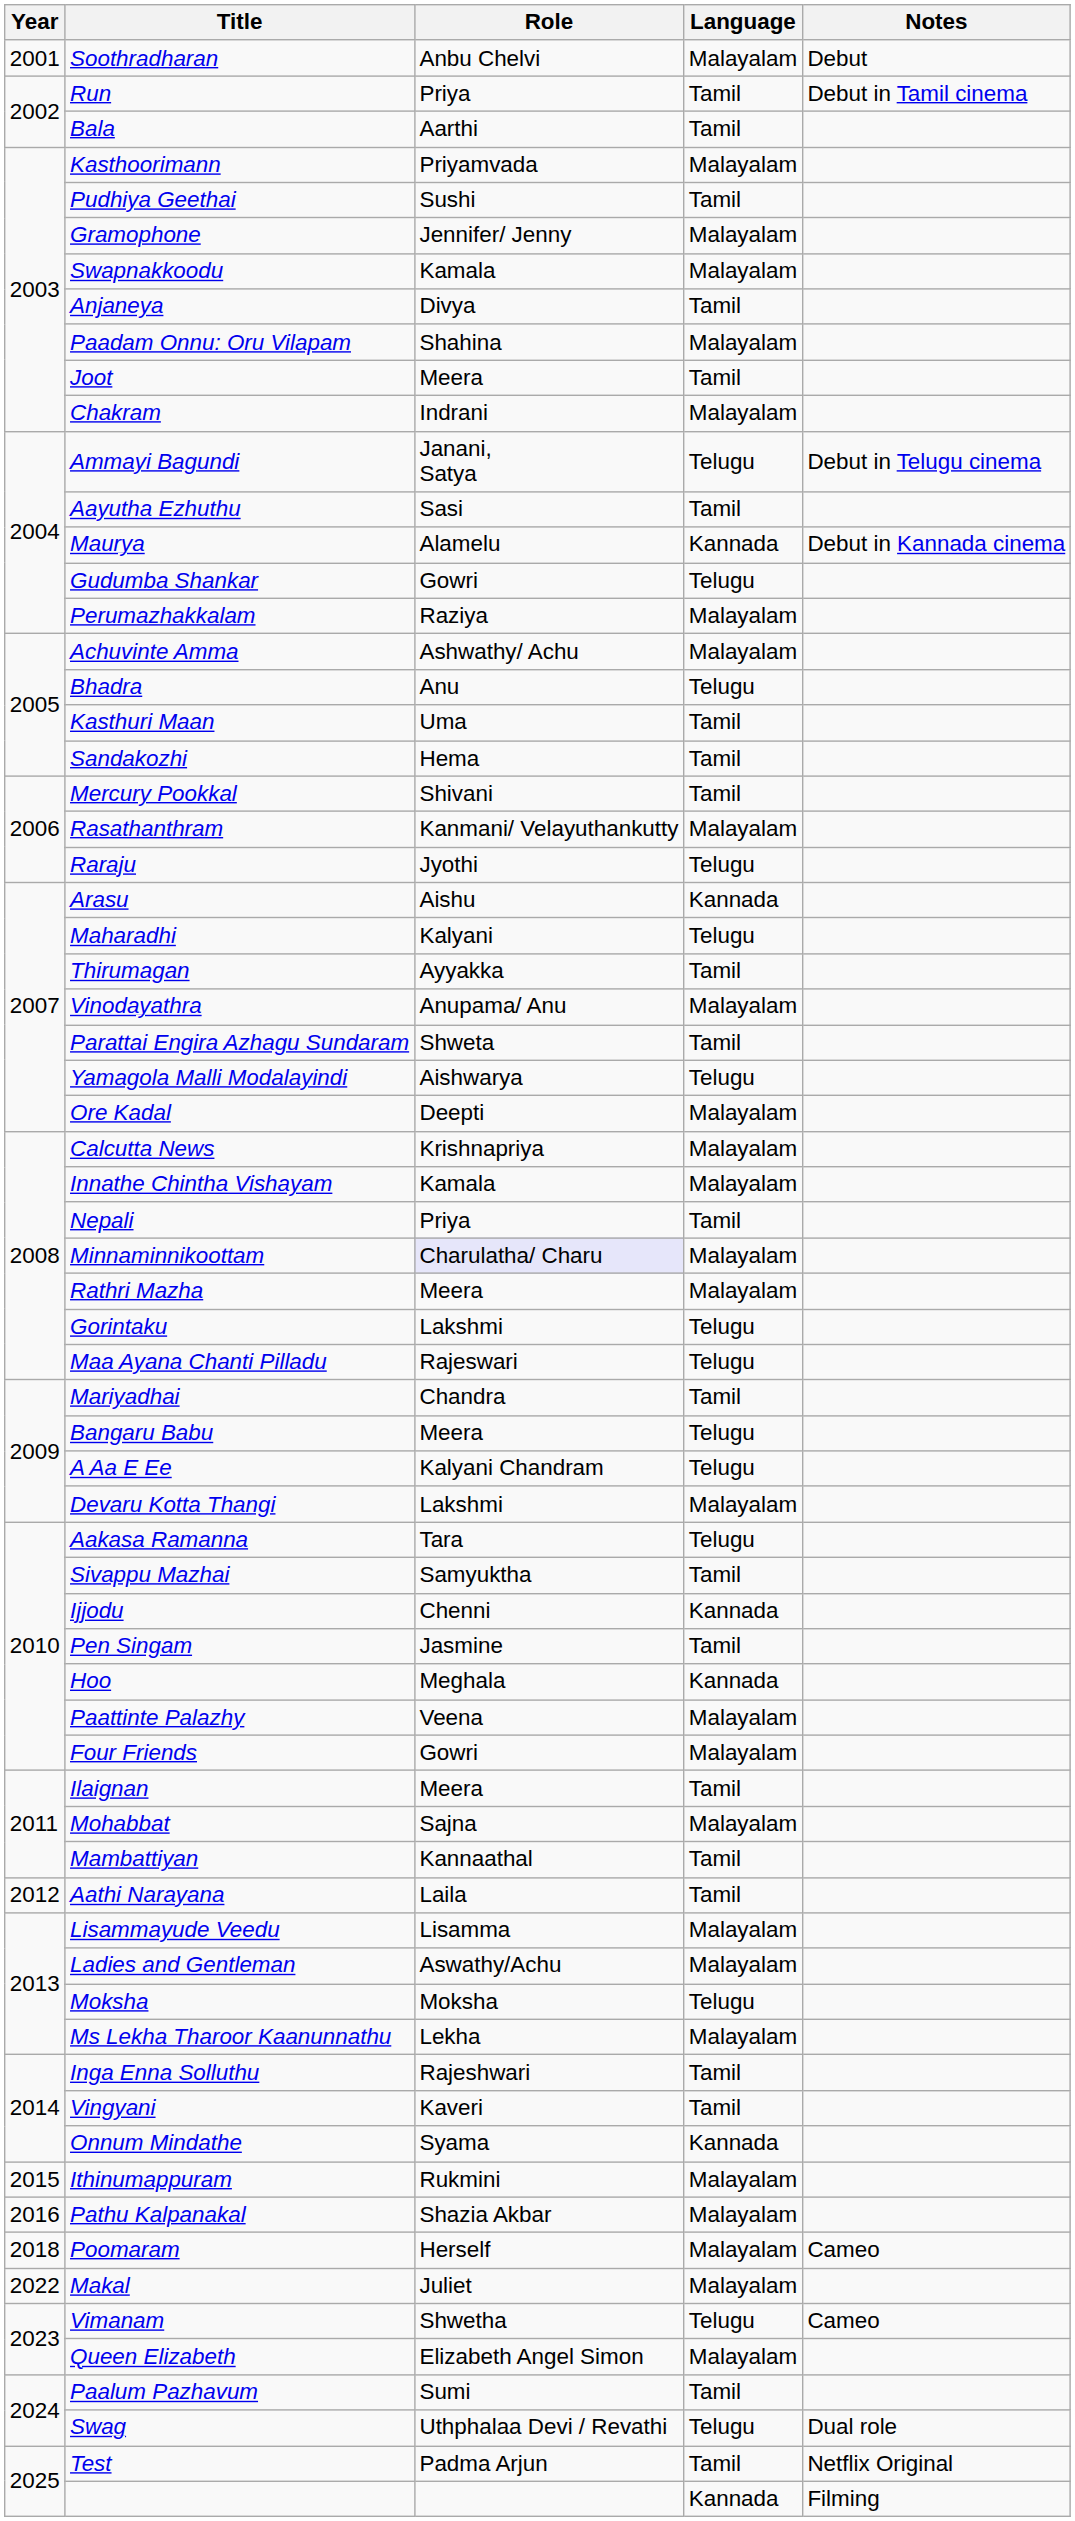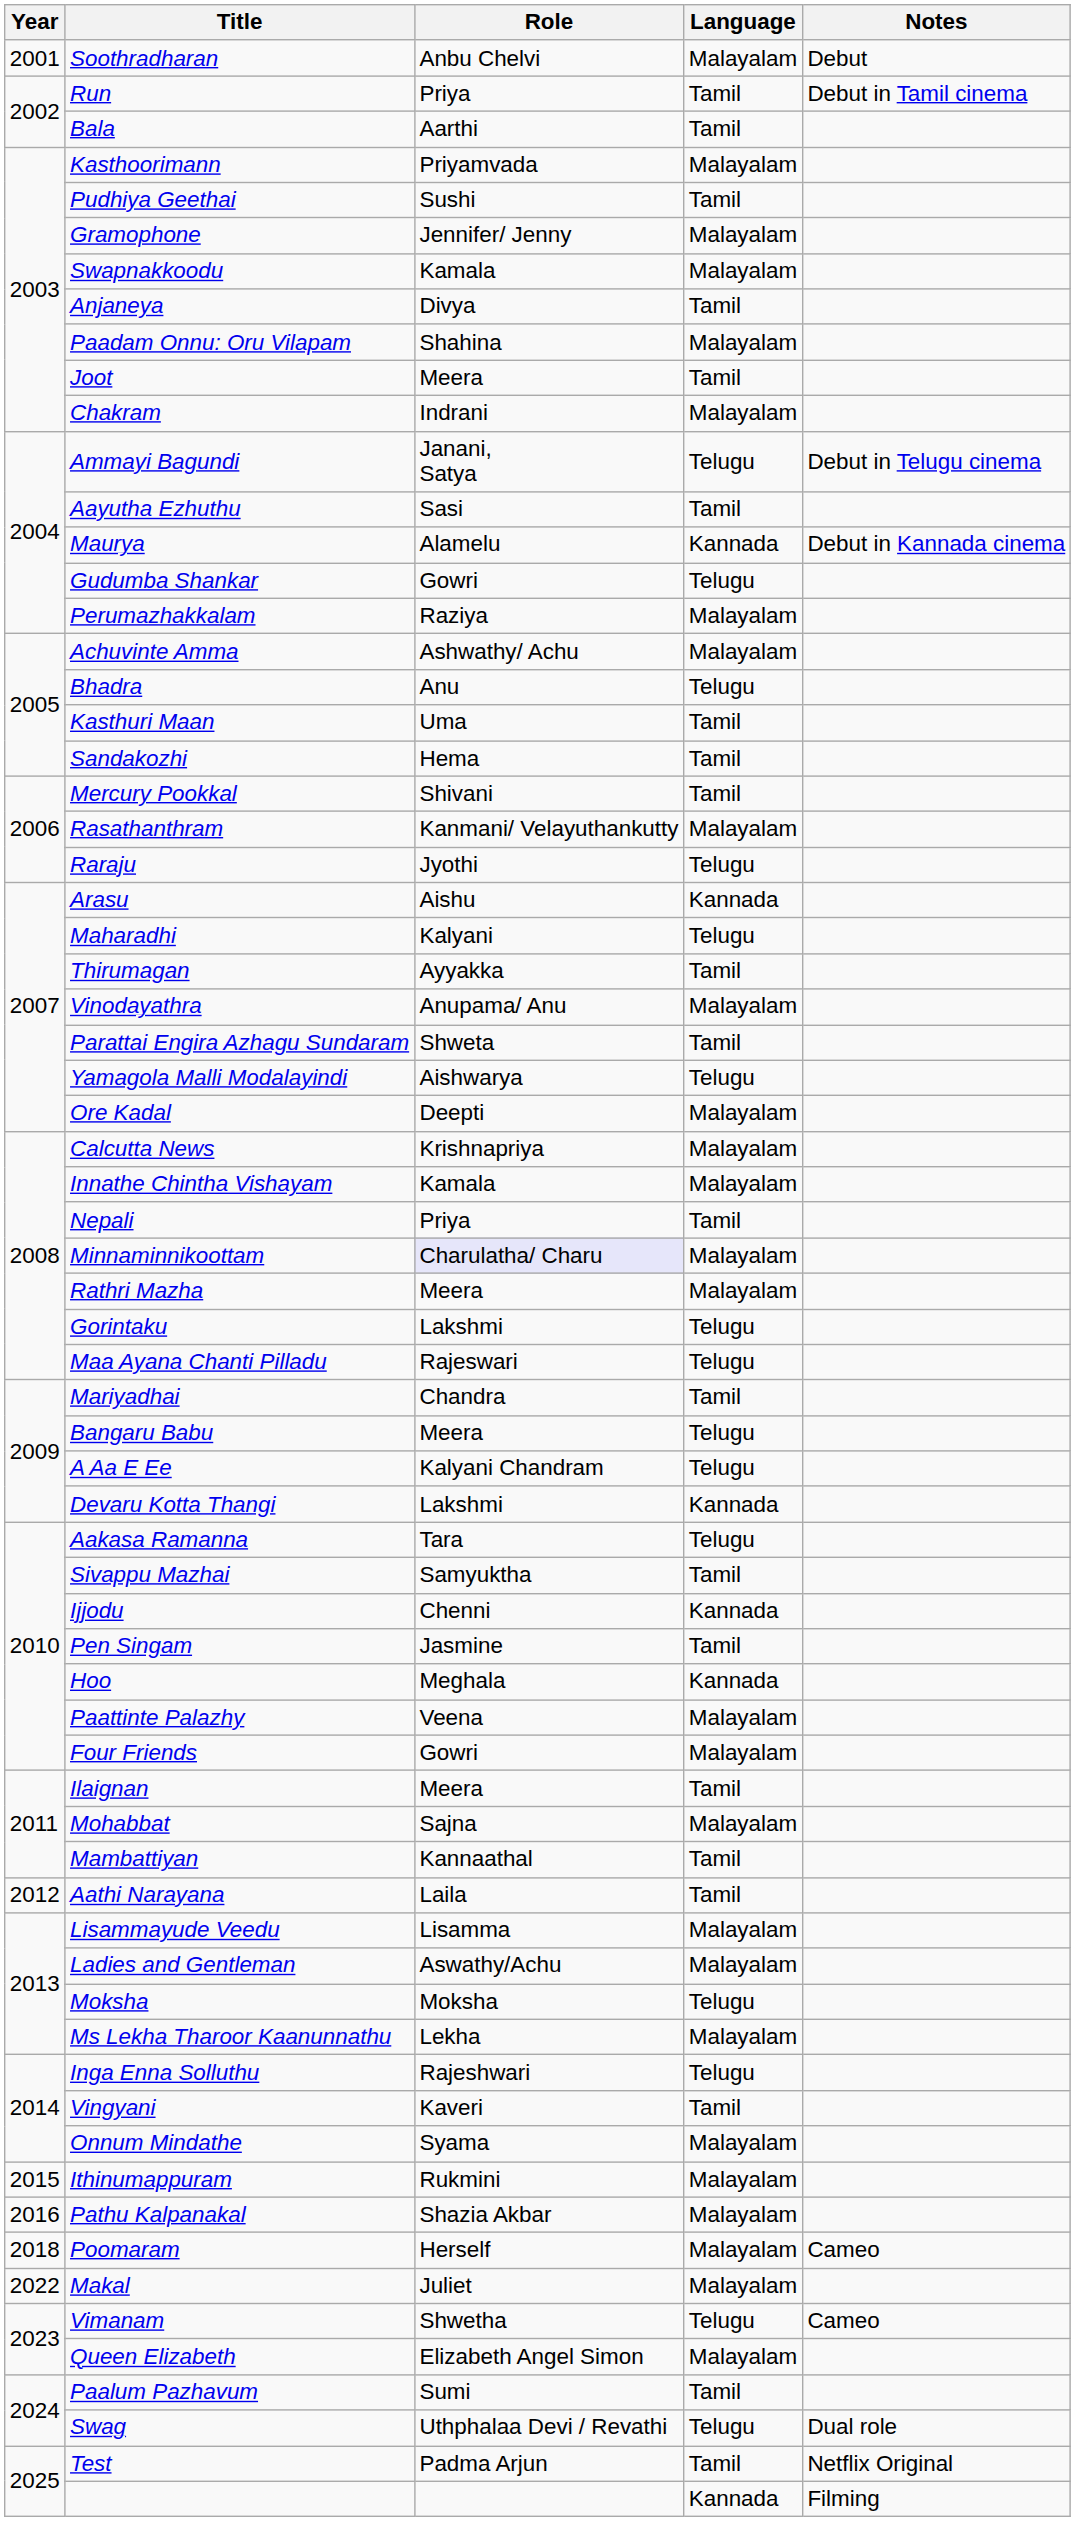(743, 1503) Malayalam -> (734, 1503) Kannada
(715, 2072) Tamil -> (722, 2072) Telugu
(734, 2143) Kannada -> (743, 2143) Malayalam
